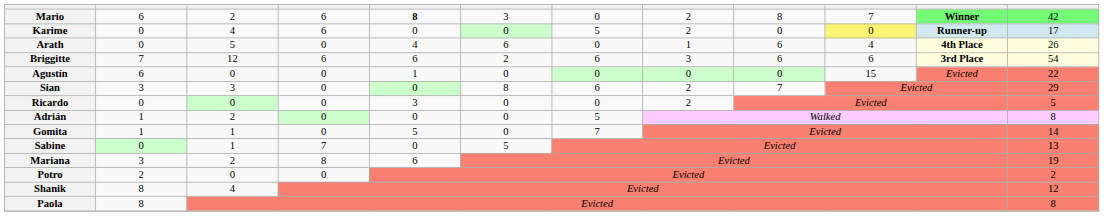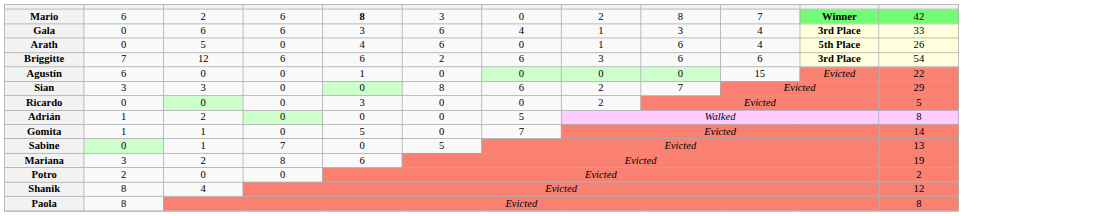- row: (50, 30)
+ row: (44, 30)
(962, 45) 4th Place -> (839, 45) 5th Place
